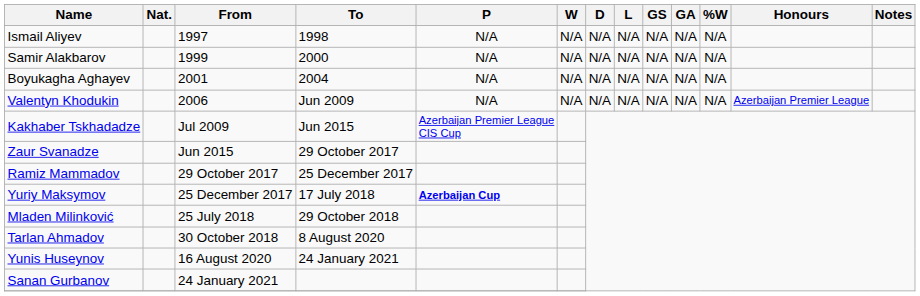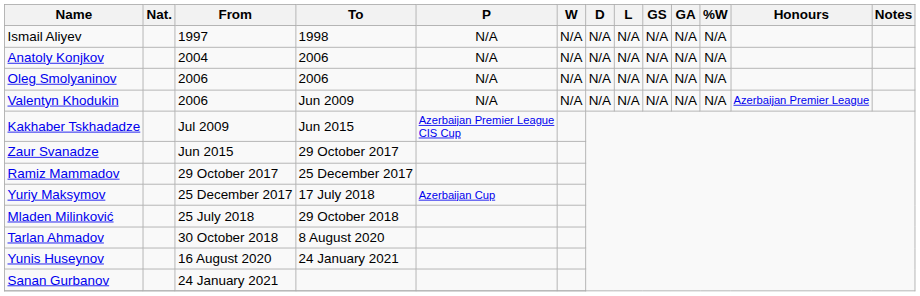- row: (56, 57)
- row: (69, 79)
+ row: (56, 57)
+ row: (62, 79)
(459, 195) bold -> (457, 195) normal
